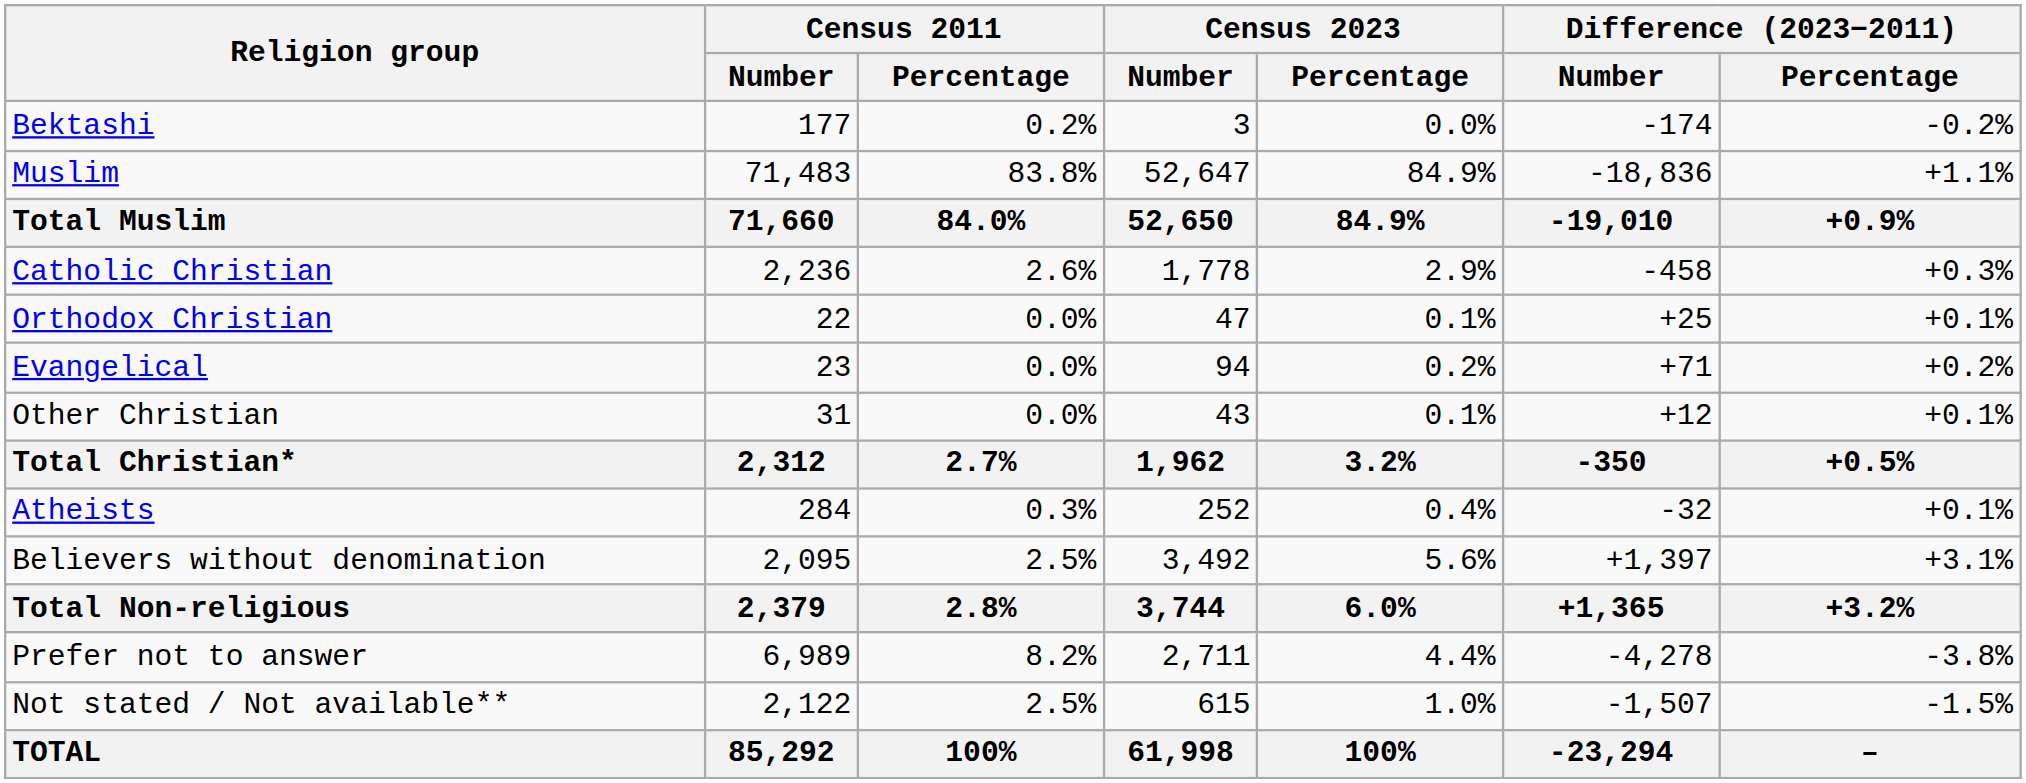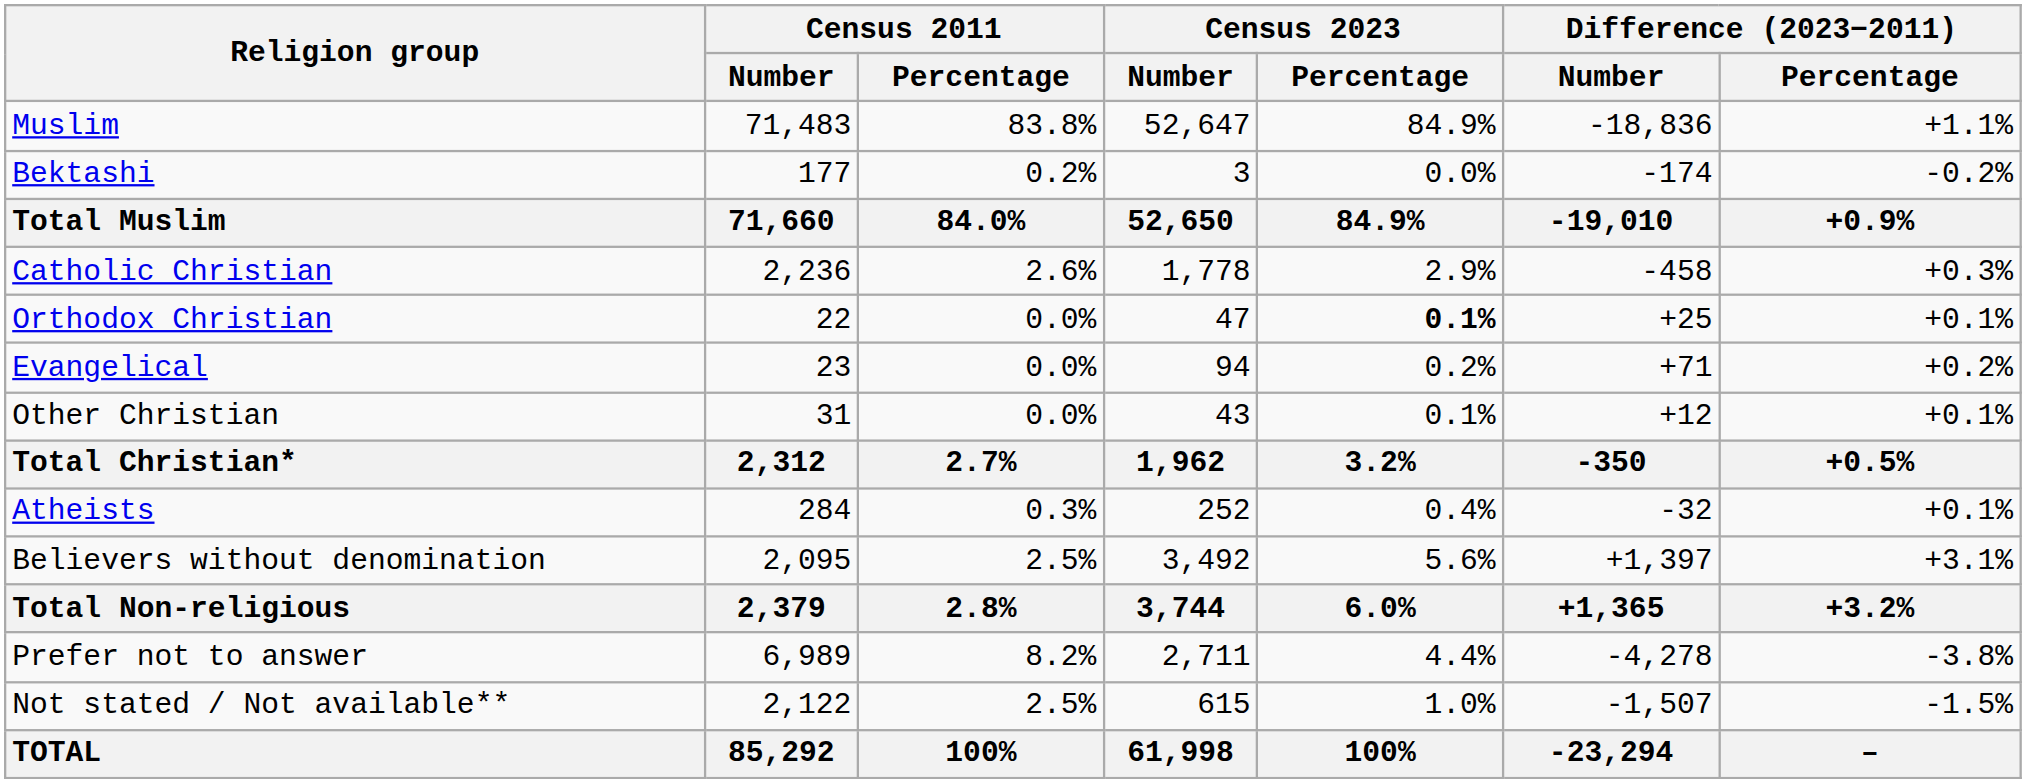rows swapped: (66, 174) <-> (83, 126)
(1460, 319) normal -> (1460, 319) bold
